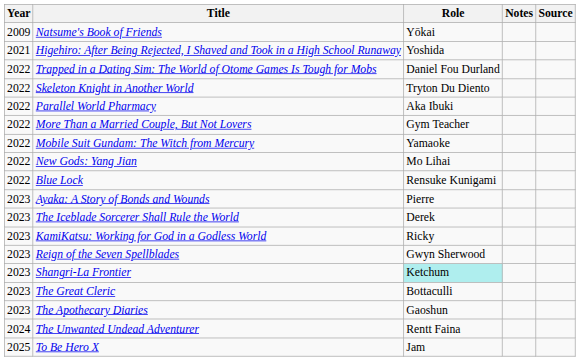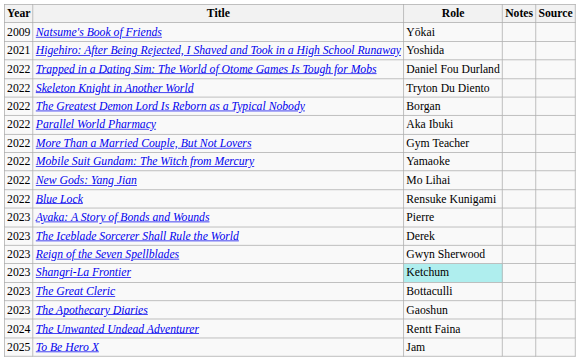+ row: (170, 106)
- row: (151, 236)
